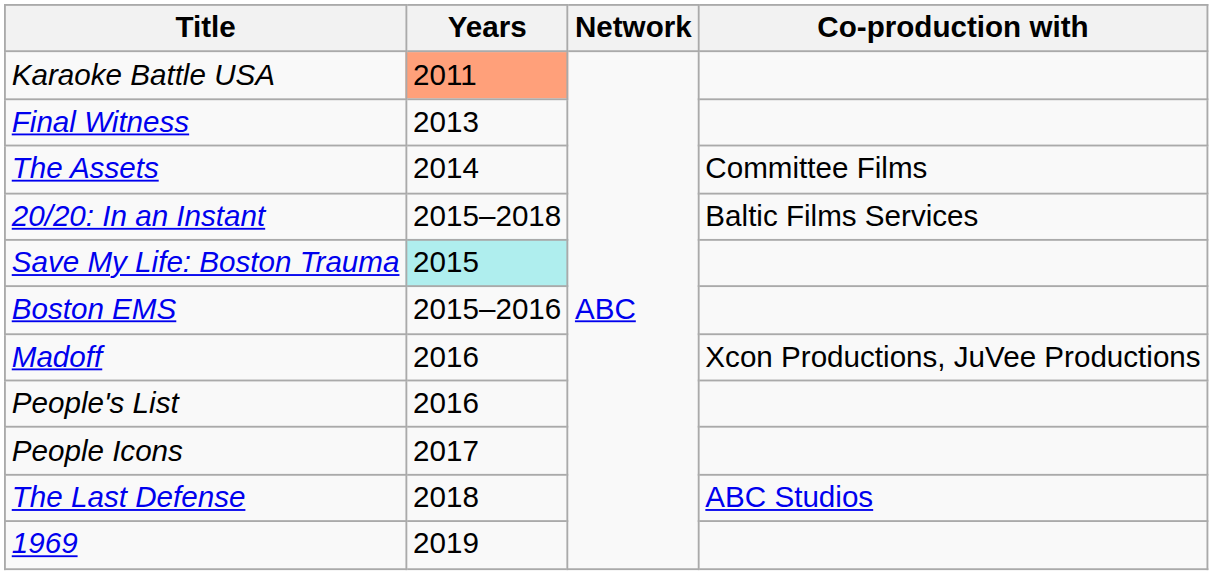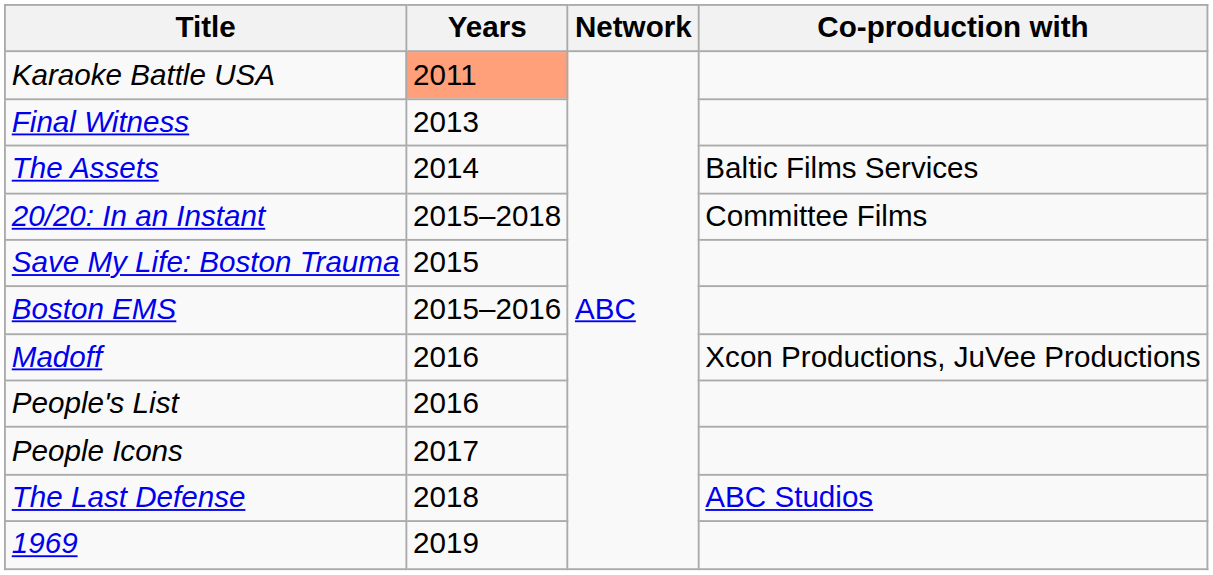(816, 168) Committee Films -> (842, 168) Baltic Films Services
(842, 215) Baltic Films Services -> (816, 215) Committee Films
(446, 262) paleturquoise background -> (446, 262) no background
